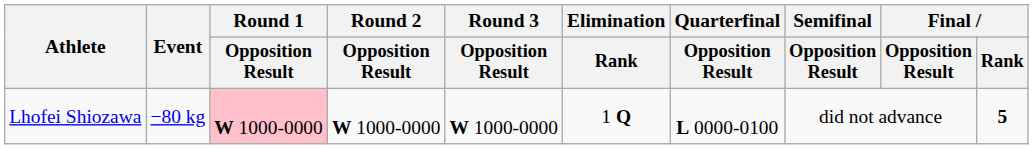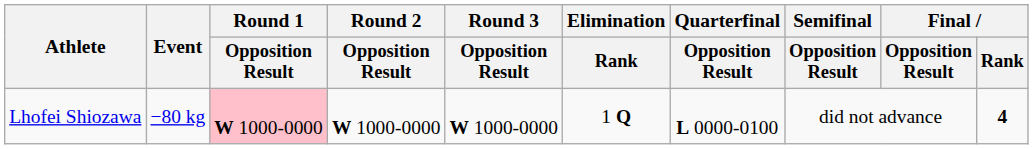(1002, 116) 5 -> (1002, 116) 4
